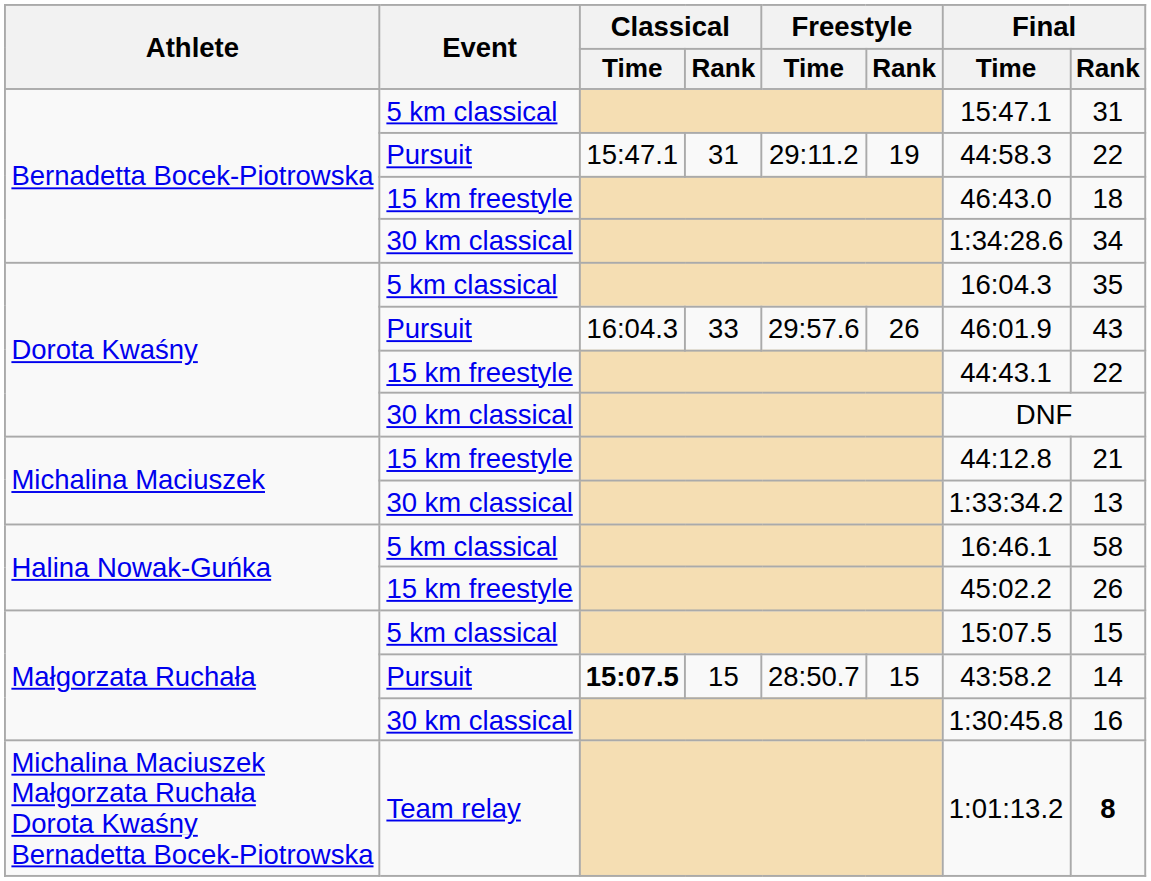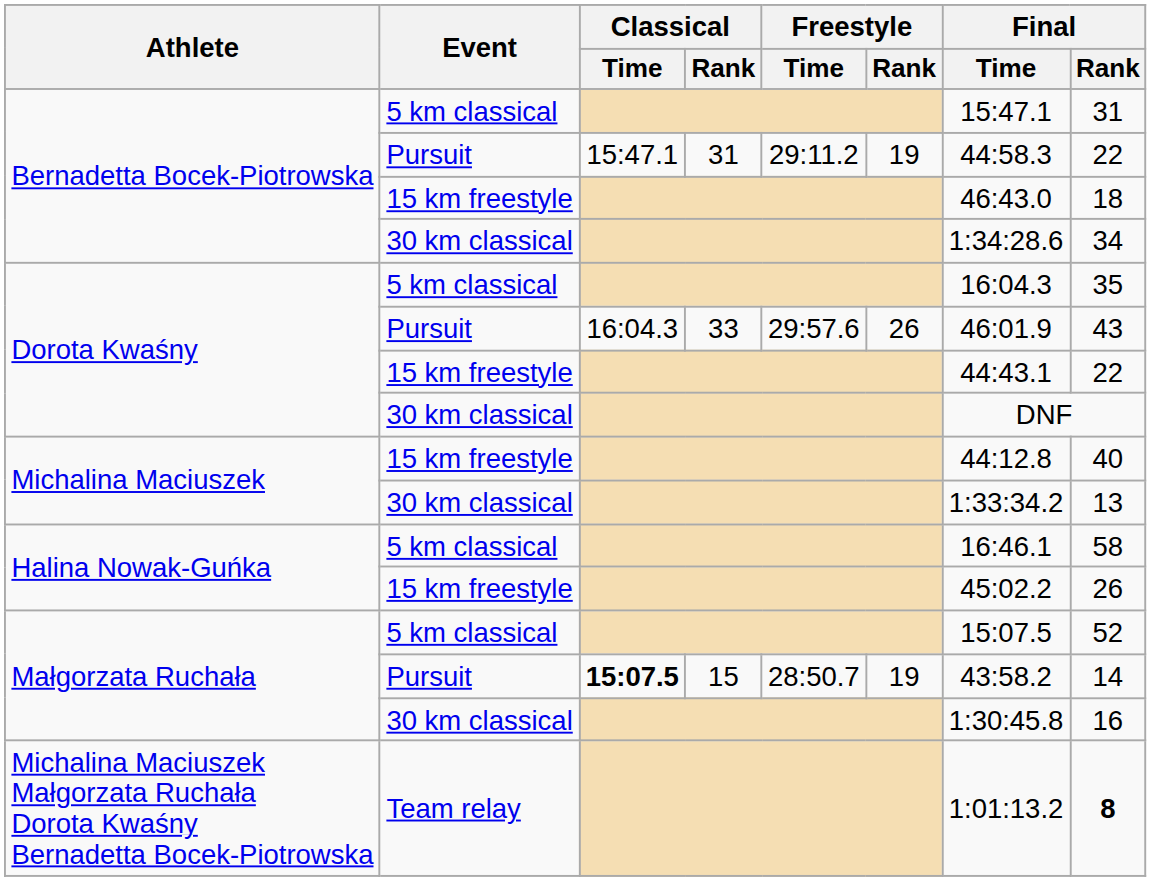(1108, 459) 21 -> (1108, 459) 40
(1108, 633) 15 -> (1108, 633) 52
(904, 676) 15 -> (904, 676) 19
